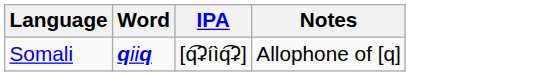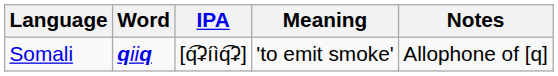+ column: (325, 20)
